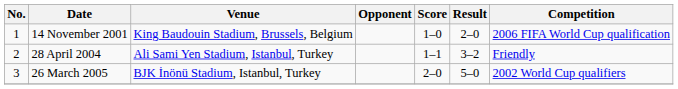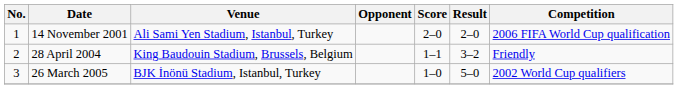(243, 34) King Baudouin Stadium, Brussels, Belgium -> (233, 34) Ali Sami Yen Stadium, Istanbul, Turkey
(432, 34) 1–0 -> (432, 34) 2–0
(233, 53) Ali Sami Yen Stadium, Istanbul, Turkey -> (243, 53) King Baudouin Stadium, Brussels, Belgium
(432, 73) 2–0 -> (432, 73) 1–0
